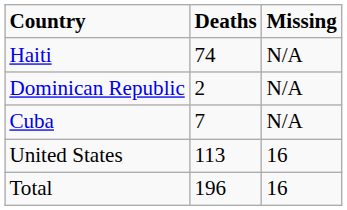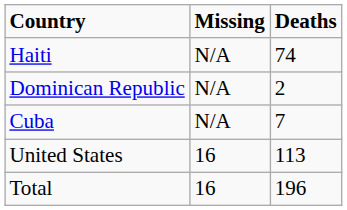columns swapped: (226, 21) <-> (302, 21)
